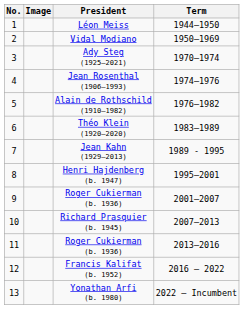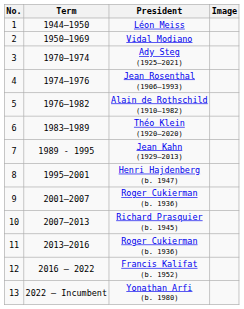columns swapped: (38, 11) <-> (196, 11)
